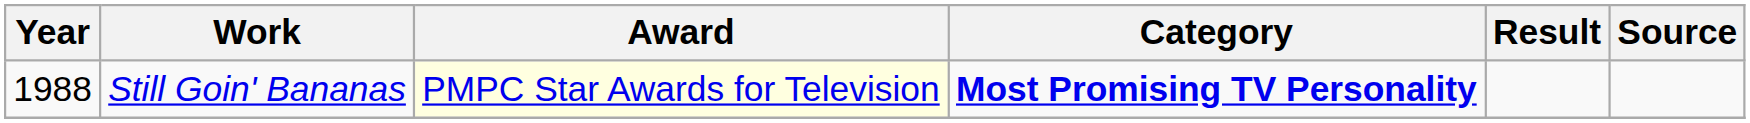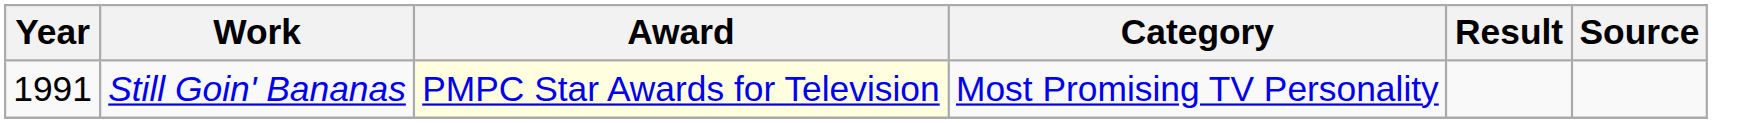(53, 88) 1988 -> (53, 88) 1991
(1216, 88) bold -> (1197, 88) normal
